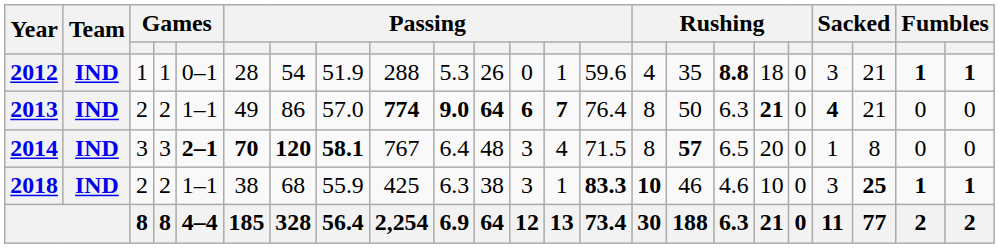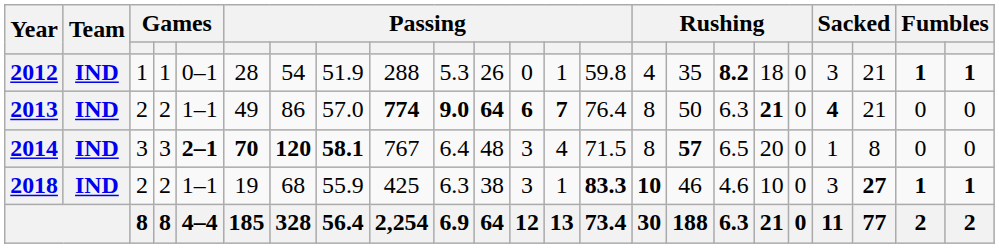(606, 72) 59.6 -> (606, 72) 59.8
(734, 72) 8.8 -> (734, 72) 8.2
(246, 185) 38 -> (246, 185) 19
(874, 185) 25 -> (874, 185) 27
